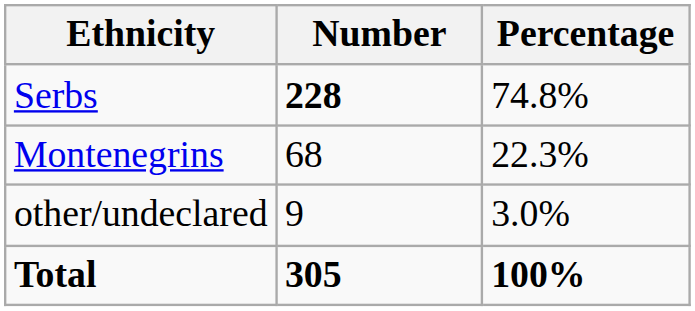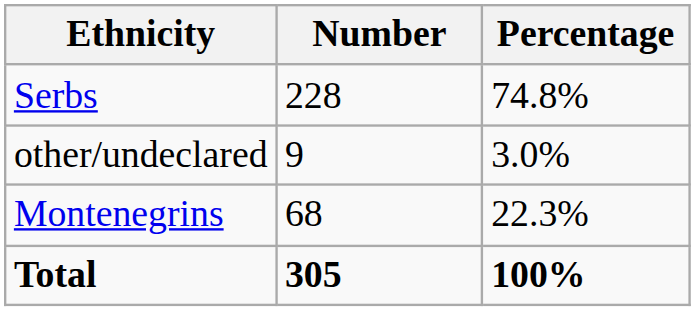(313, 94) bold -> (313, 94) normal
rows swapped: (119, 154) <-> (141, 214)
